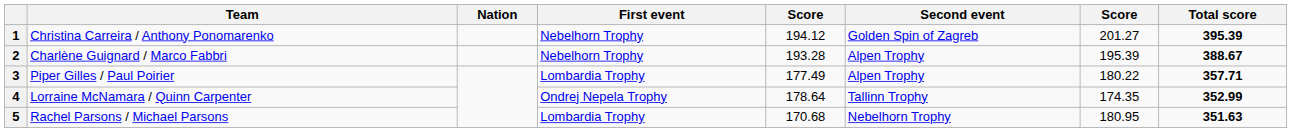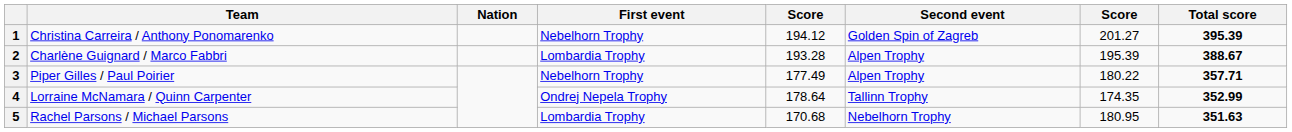(592, 55) Nebelhorn Trophy -> (592, 55) Lombardia Trophy
(592, 76) Lombardia Trophy -> (592, 76) Nebelhorn Trophy
